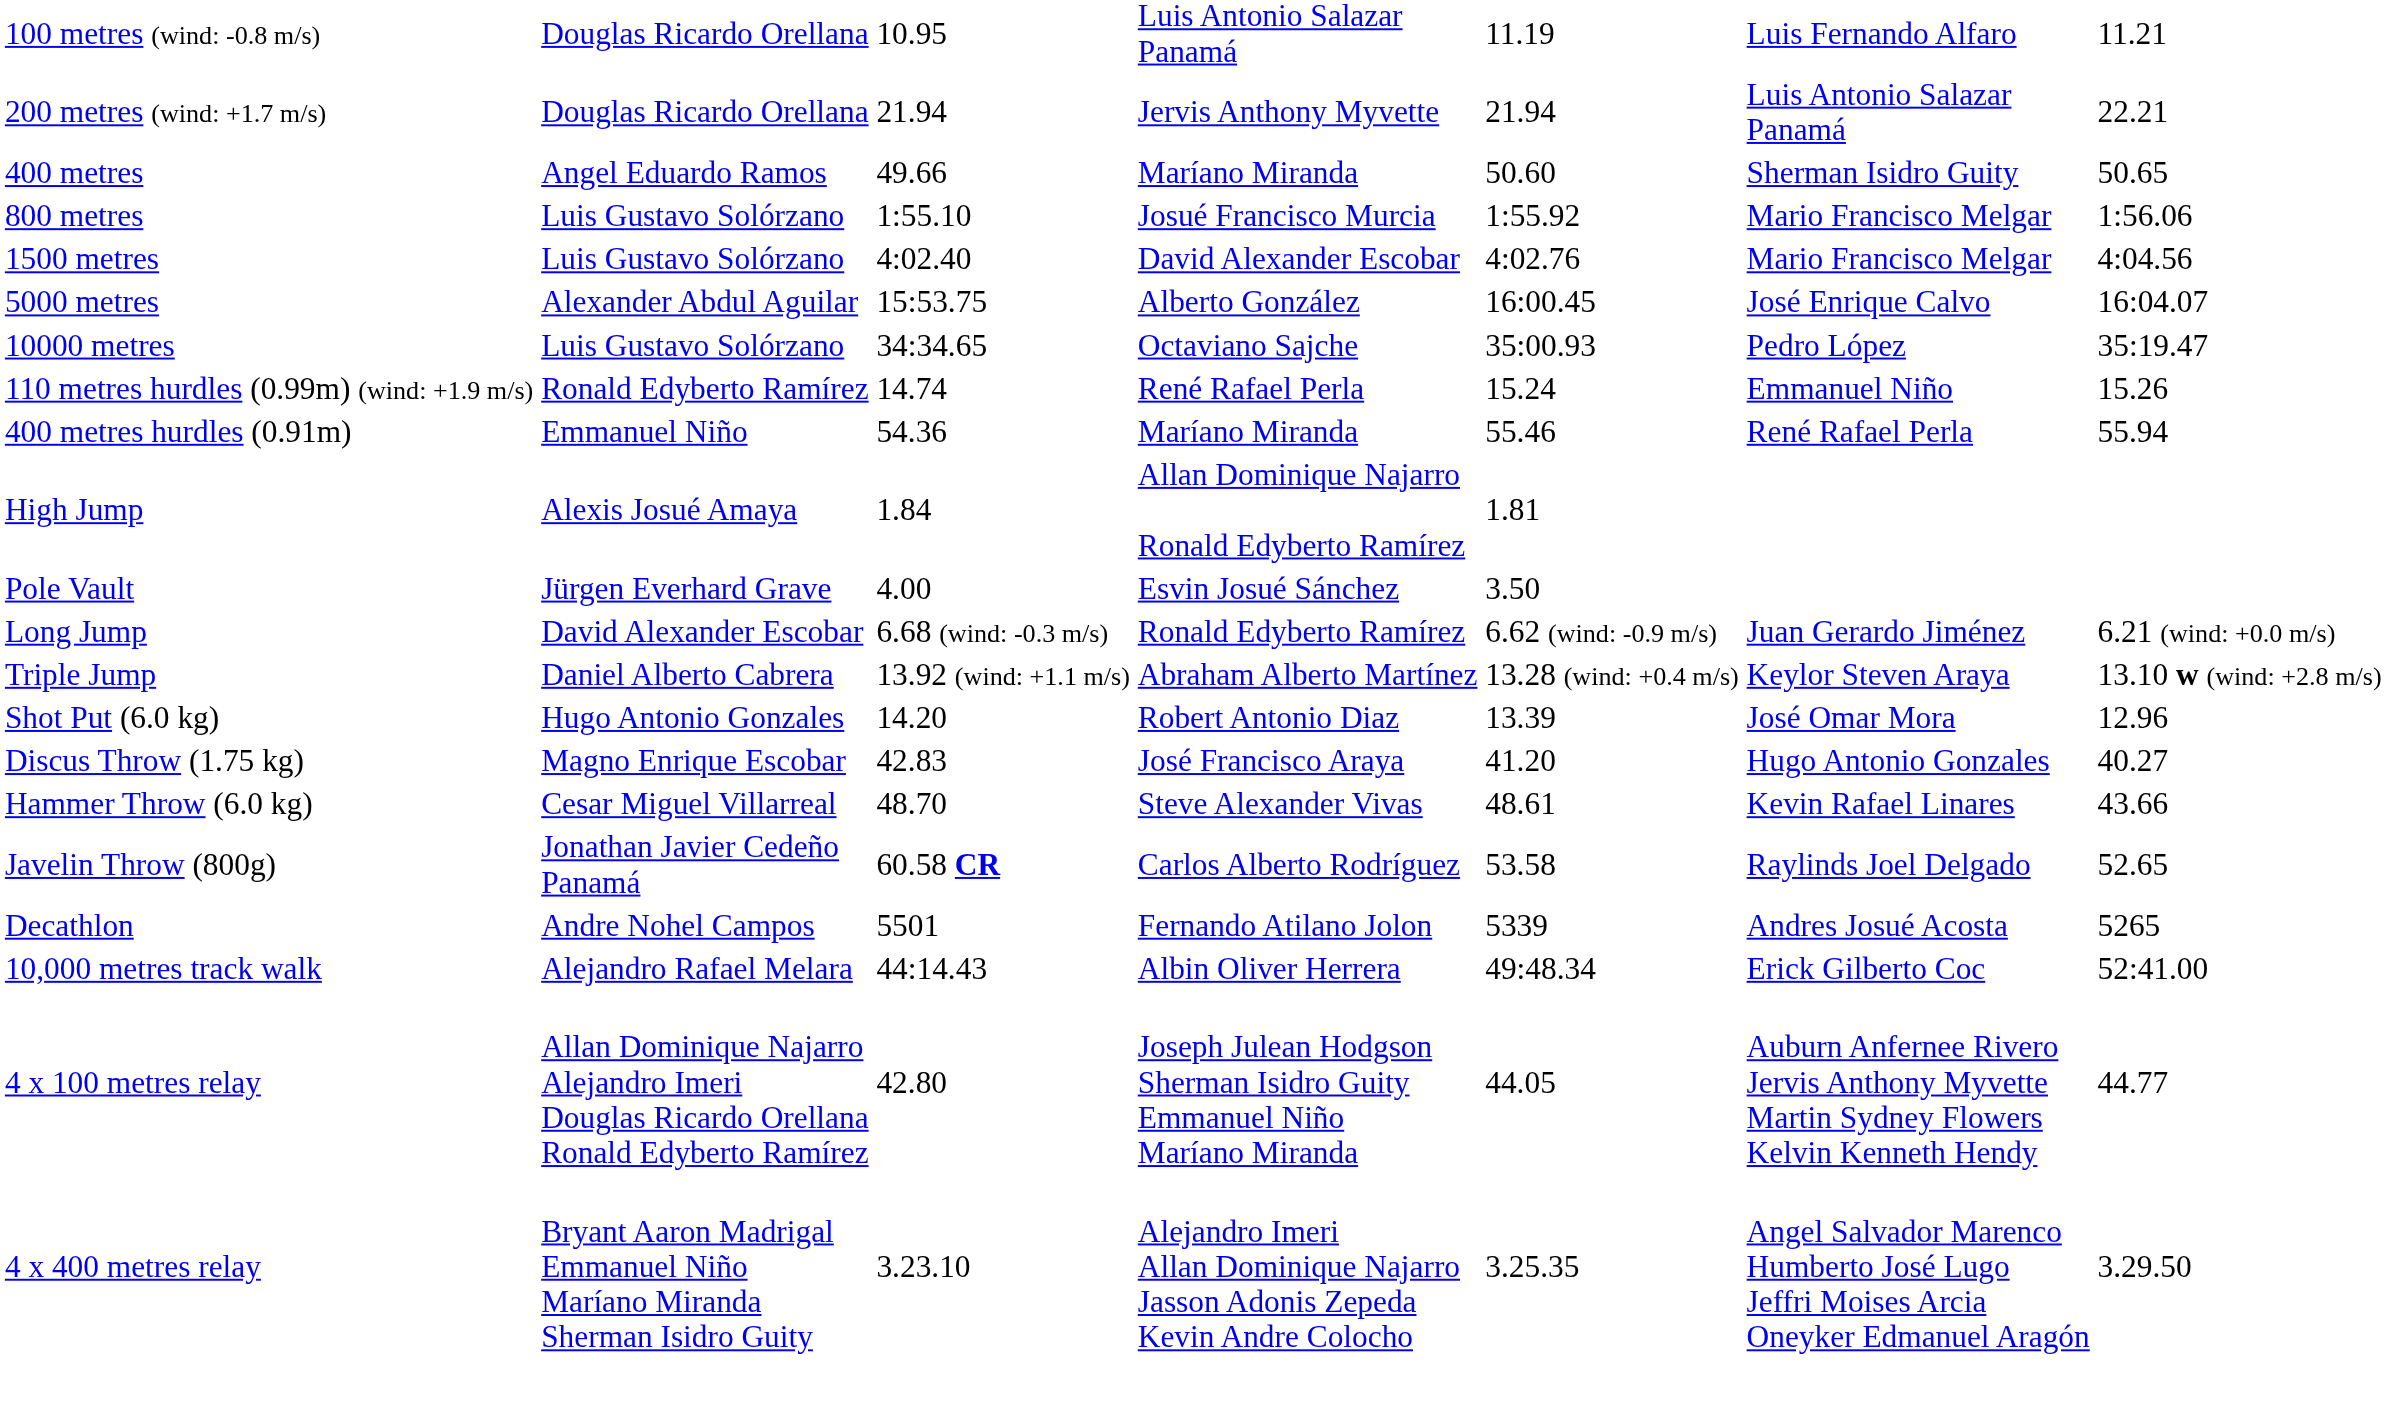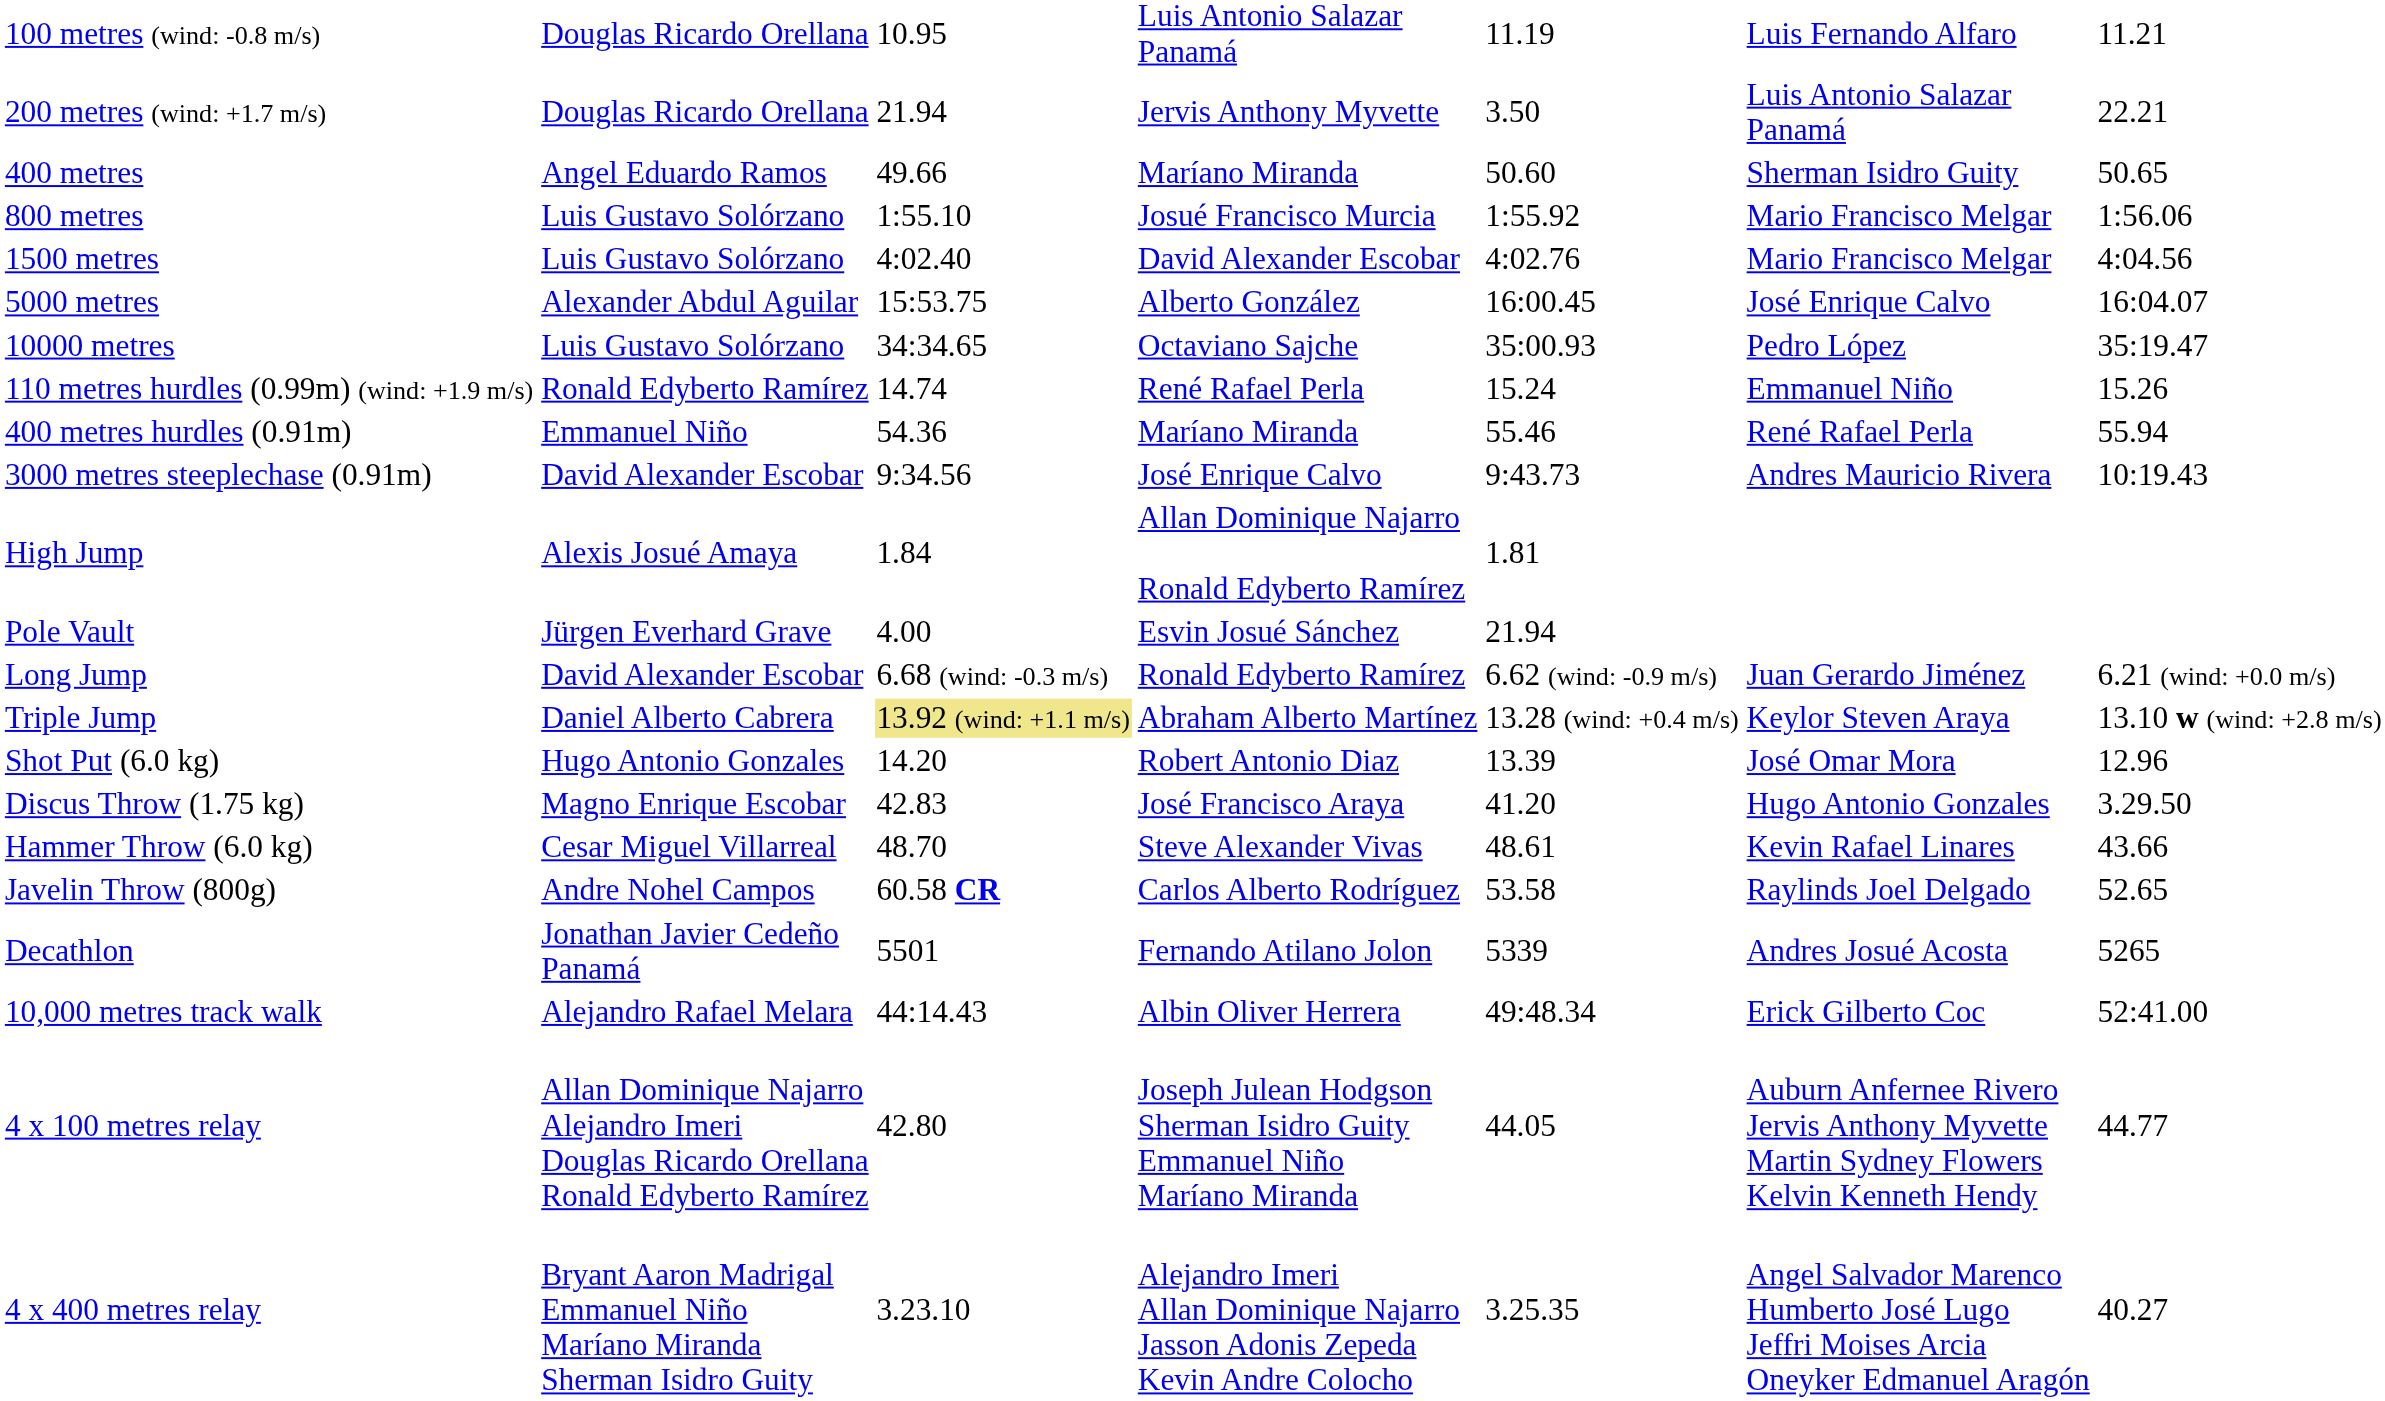(1521, 112) 21.94 -> (1513, 112) 3.50
+ row: (218, 474)
(1513, 588) 3.50 -> (1521, 631) 21.94
(1003, 674) no background -> (1003, 717) khaki background
(2133, 760) 40.27 -> (2145, 803) 3.29.50
(690, 864) Jonathan Javier Cedeño Panamá -> (678, 890) Andre Nohel Campos
(678, 925) Andre Nohel Campos -> (690, 950) Jonathan Javier Cedeño Panamá
(2145, 1266) 3.29.50 -> (2133, 1309) 40.27
